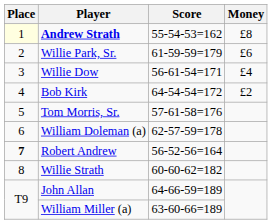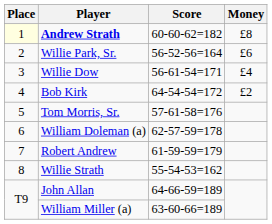(187, 33) 55-54-53=162 -> (187, 33) 60-60-62=182
(187, 53) 61-59-59=179 -> (187, 53) 56-52-56=164
(21, 151) bold -> (21, 151) normal
(187, 151) 56-52-56=164 -> (187, 151) 61-59-59=179
(187, 170) 60-60-62=182 -> (187, 170) 55-54-53=162
